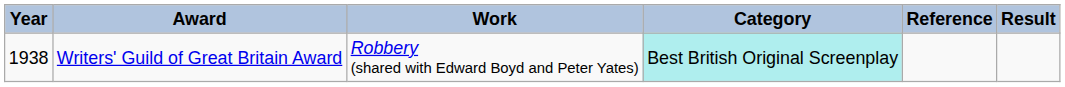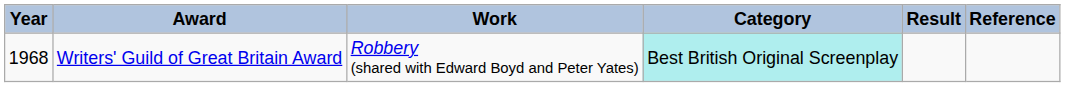columns swapped: (1028, 19) <-> (950, 19)
(29, 57) 1938 -> (29, 57) 1968
